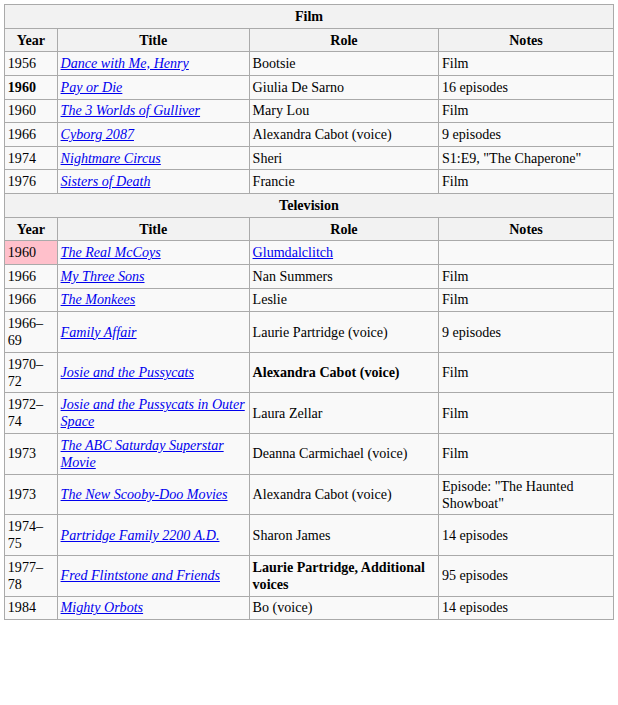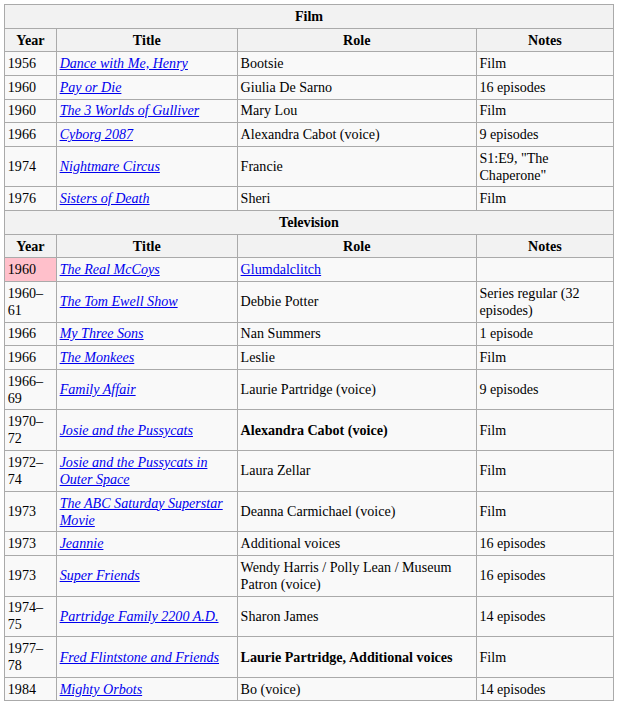(22, 87) bold -> (22, 87) normal
(267, 158) Sheri -> (262, 166) Francie
(274, 181) Francie -> (255, 198) Sheri
+ row: (119, 301)
(455, 276) Film -> (506, 333) 1 episode
- row: (144, 494)
+ row: (82, 543)
+ row: (100, 575)
(475, 575) 95 episodes -> (493, 657) Film
